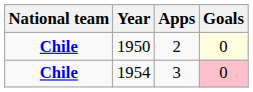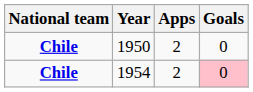(224, 46) lightyellow background -> (224, 46) no background
(177, 73) 3 -> (177, 73) 2
